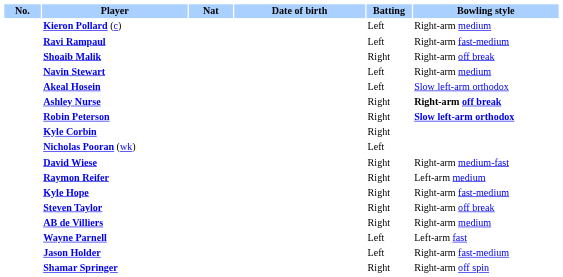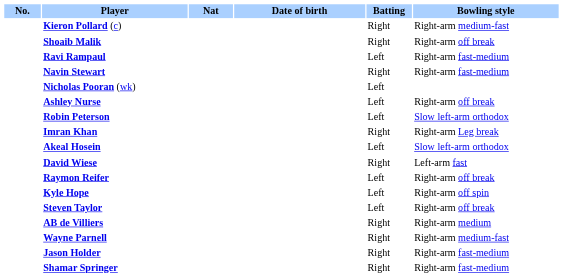(376, 26) Left -> (379, 26) Right
(453, 26) Right-arm medium -> (462, 26) Right-arm medium-fast
rows swapped: (72, 56) <-> (74, 41)
(376, 71) Left -> (379, 71) Right
(453, 71) Right-arm medium -> (462, 71) Right-arm fast-medium
rows swapped: (72, 86) <-> (89, 147)
(379, 102) Right -> (376, 102) Left
(458, 102) bold -> (454, 102) normal
(379, 117) Right -> (376, 117) Left
(464, 117) bold -> (461, 117) normal
+ row: (70, 132)
- row: (70, 132)
(462, 162) Right-arm medium-fast -> (441, 162) Left-arm fast
(379, 177) Right -> (376, 177) Left
(450, 177) Left-arm medium -> (454, 177) Right-arm off break
(379, 192) Right -> (376, 192) Left
(462, 192) Right-arm fast-medium -> (452, 192) Right-arm off spin
(379, 207) Right -> (376, 207) Left
(376, 238) Left -> (379, 238) Right
(441, 238) Left-arm fast -> (462, 238) Right-arm medium-fast
(376, 253) Left -> (379, 253) Right
(452, 268) Right-arm off spin -> (462, 268) Right-arm fast-medium
